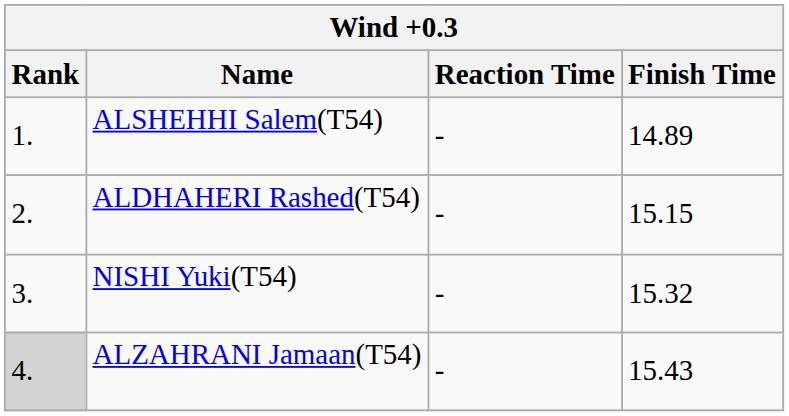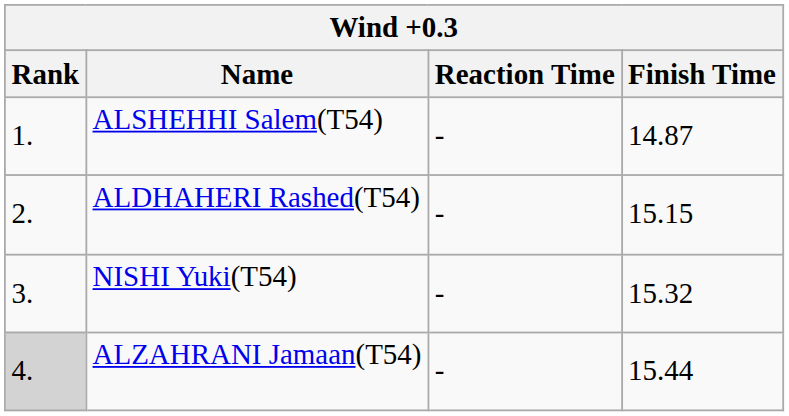(661, 135) 14.89 -> (661, 135) 14.87
(661, 371) 15.43 -> (661, 371) 15.44
